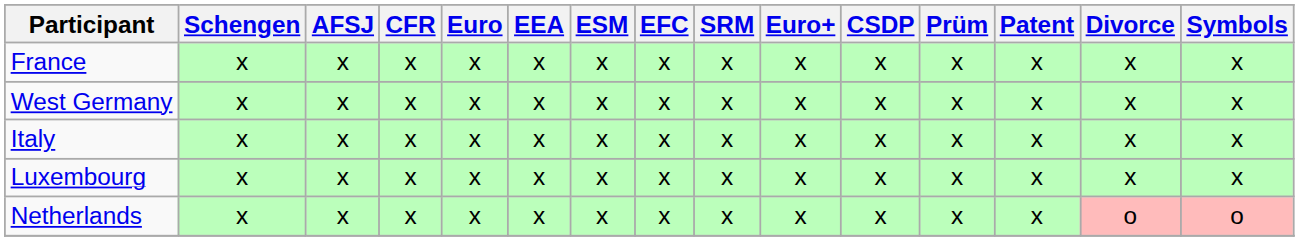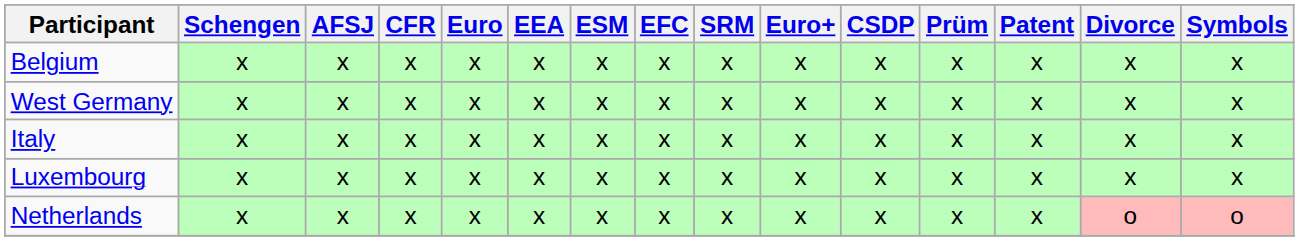+ row: (55, 62)
- row: (49, 62)
